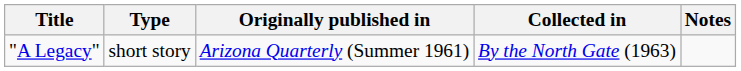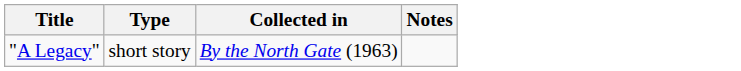- column: (334, 19)
